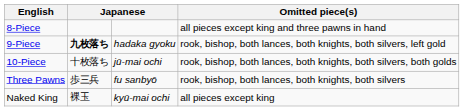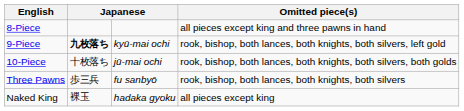(145, 44) hadaka gyoku -> (142, 44) kyū-mai ochi
(142, 97) kyū-mai ochi -> (145, 97) hadaka gyoku
